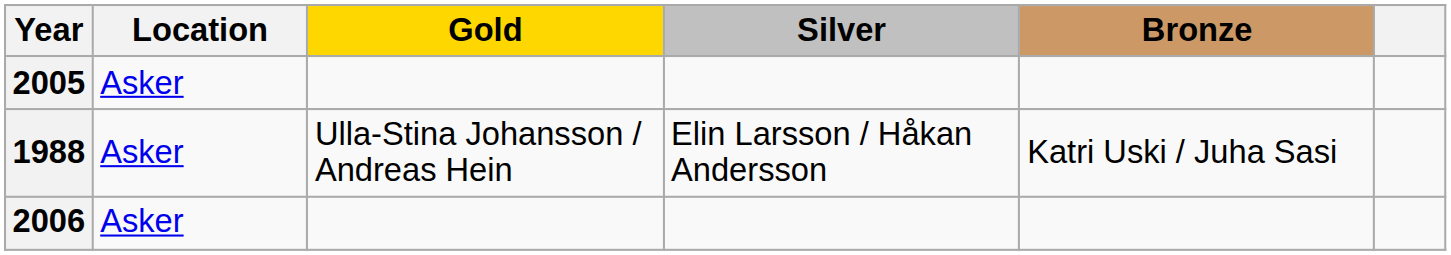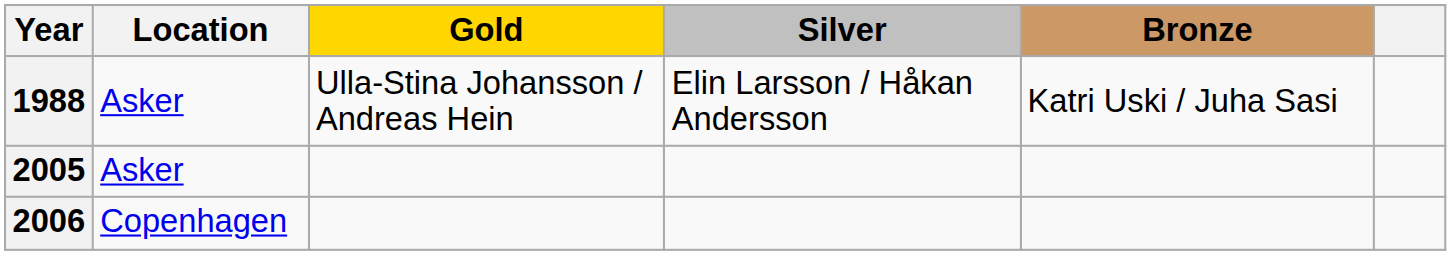rows swapped: (49, 152) <-> (49, 82)
(142, 222) Asker -> (194, 222) Copenhagen
